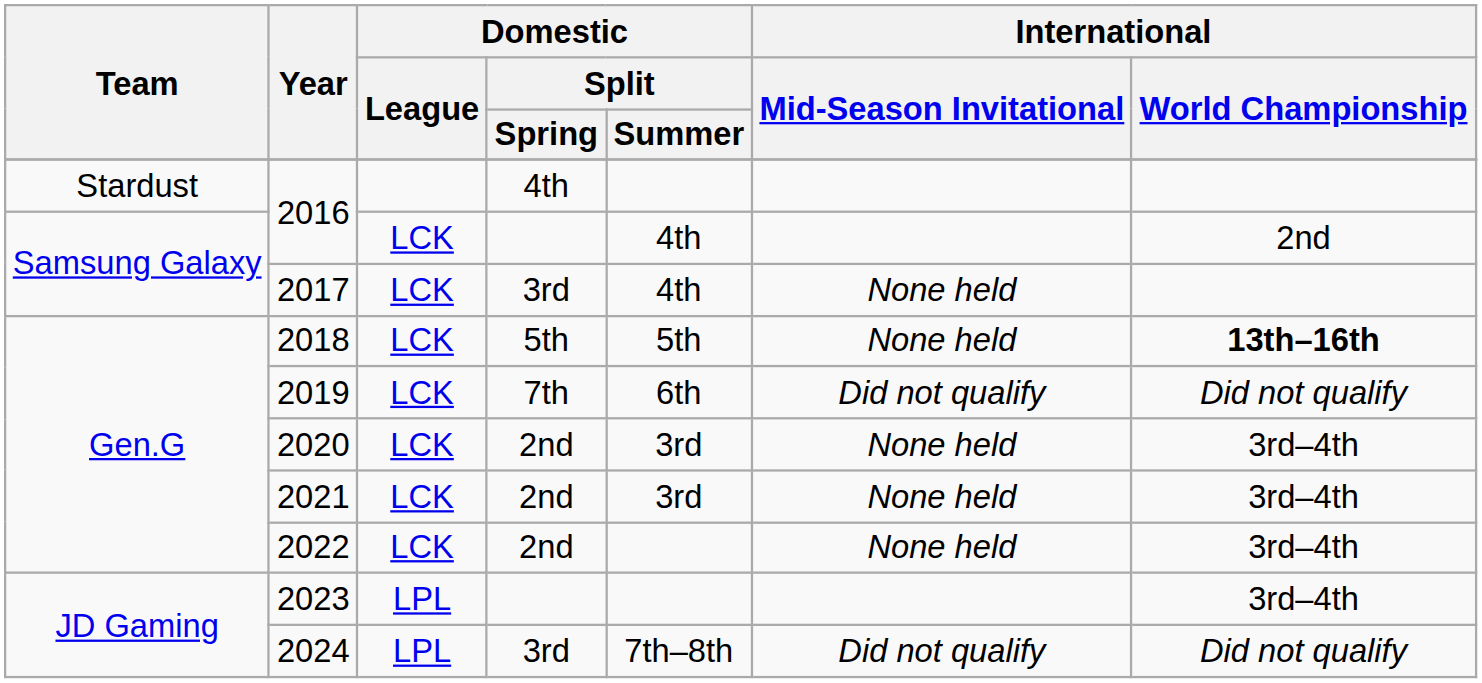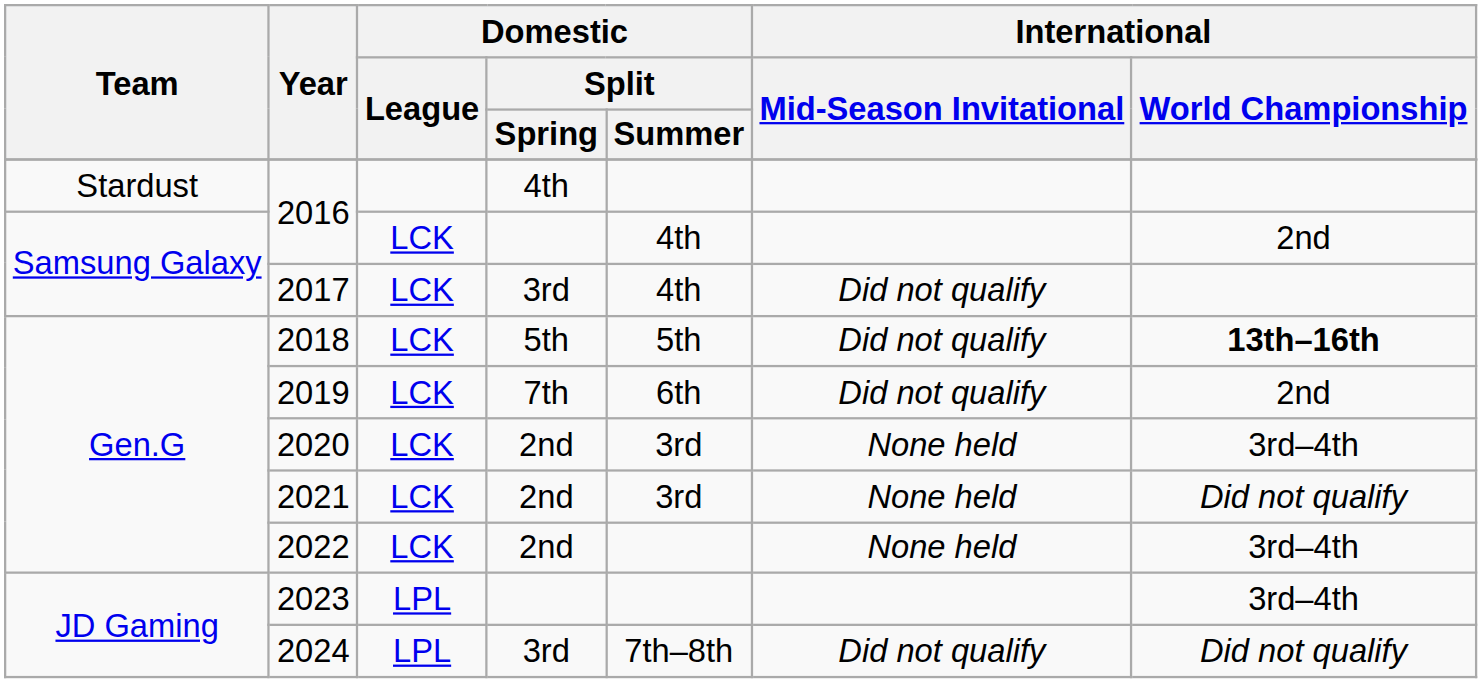(942, 290) None held -> (942, 290) Did not qualify
(942, 341) None held -> (942, 341) Did not qualify
(1304, 393) Did not qualify -> (1304, 393) 2nd
(1304, 496) 3rd–4th -> (1304, 496) Did not qualify
